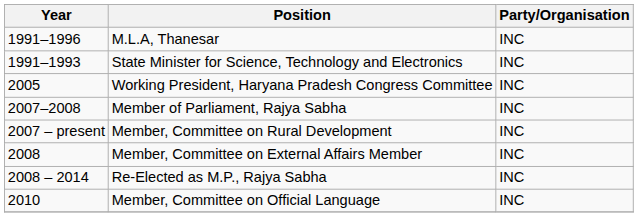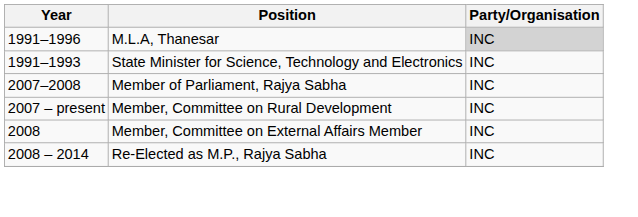(512, 39) no background -> (482, 39) lightgrey background
- row: (302, 85)
- row: (246, 200)
